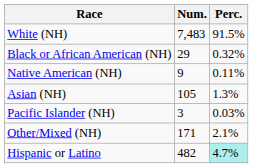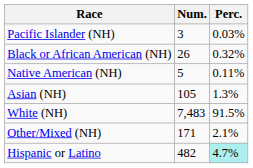rows swapped: (37, 34) <-> (61, 113)
(184, 53) 29 -> (184, 53) 26
(180, 73) 9 -> (180, 73) 5
